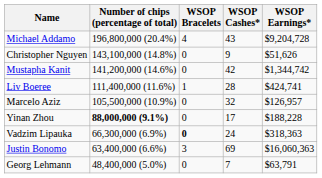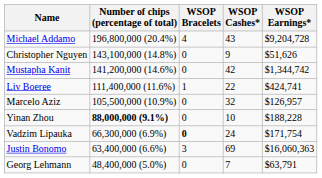(230, 86) 28 -> (230, 86) 22
(230, 117) 17 -> (230, 117) 10
(283, 133) $318,363 -> (283, 133) $171,754
